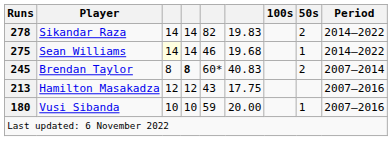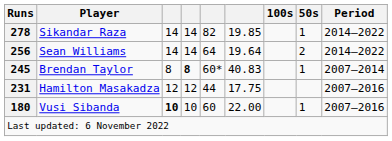(245, 32) 19.83 -> (245, 32) 19.85
(302, 32) 2 -> (302, 32) 1
(21, 51) 275 -> (21, 51) 256
(172, 51) lightyellow background -> (172, 51) no background
(209, 51) 46 -> (209, 51) 64
(245, 51) 19.68 -> (245, 51) 19.64
(302, 51) 1 -> (302, 51) 2
(302, 70) 2 -> (302, 70) 1
(21, 88) 213 -> (21, 88) 231
(209, 88) 43 -> (209, 88) 44
(172, 107) normal -> (172, 107) bold
(209, 107) 59 -> (209, 107) 60
(245, 107) 20.00 -> (245, 107) 22.00
